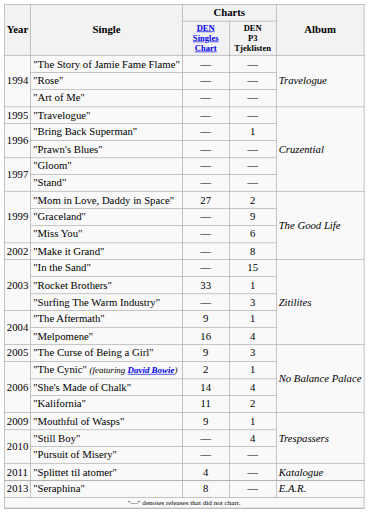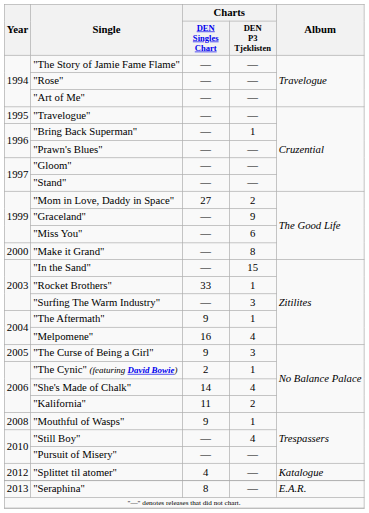(18, 251) 2002 -> (18, 251) 2000
(18, 421) 2009 -> (18, 421) 2008
(17, 472) 2011 -> (18, 472) 2012
